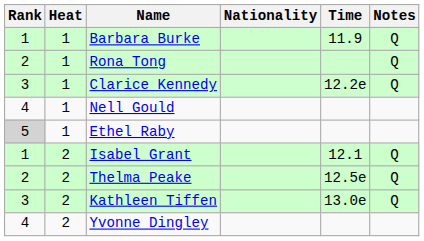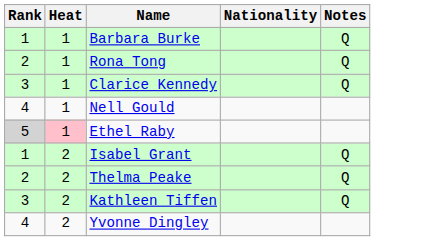- column: (345, 16)
(66, 132) no background -> (66, 132) pink background
